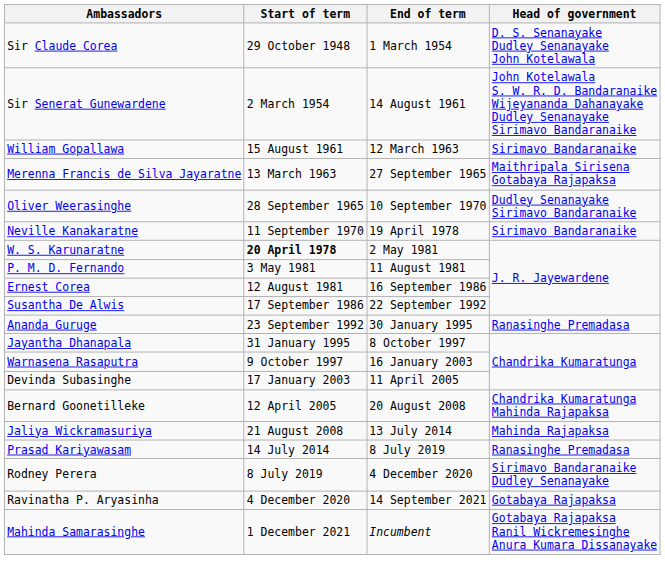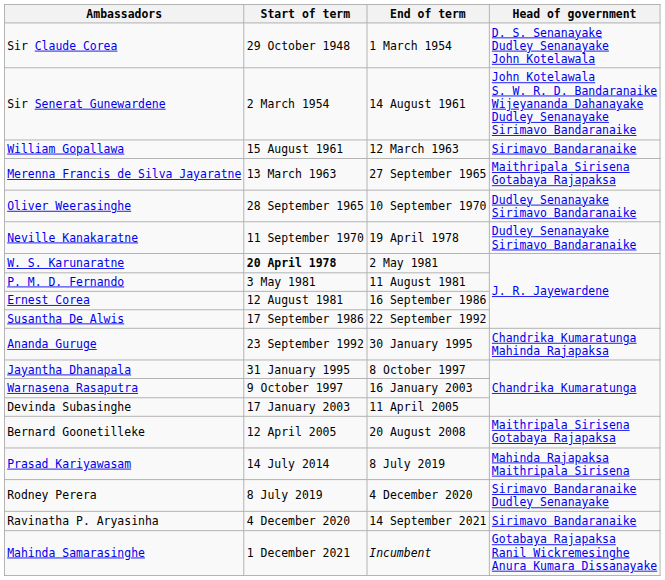(564, 231) Sirimavo Bandaranaike -> (564, 238) Dudley Senanayake Sirimavo Bandaranaike
(561, 324) Ranasinghe Premadasa -> (564, 344) Chandrika Kumaratunga Mahinda Rajapaksa
(564, 406) Chandrika Kumaratunga Mahinda Rajapaksa -> (561, 432) Maithripala Sirisena Gotabaya Rajapaksa
- row: (79, 431)
(561, 450) Ranasinghe Premadasa -> (561, 464) Mahinda Rajapaksa Maithripala Sirisena
(554, 500) Gotabaya Rajapaksa -> (564, 521) Sirimavo Bandaranaike
